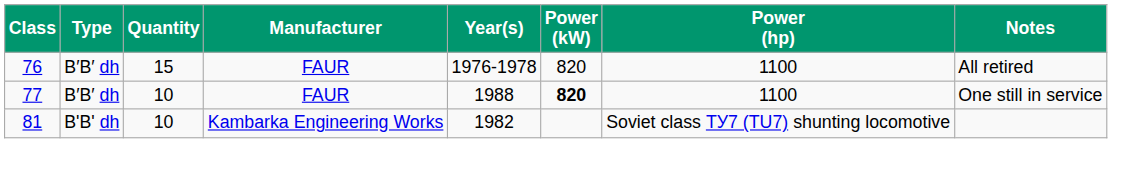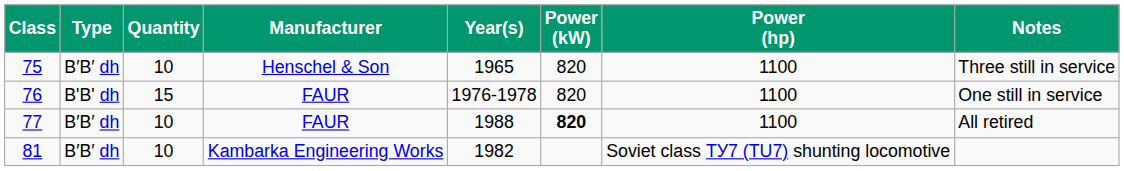+ row: (32, 66)
(92, 66) B′B′ dh -> (92, 94) B'B' dh
(996, 66) All retired -> (1030, 94) One still in service
(1030, 94) One still in service -> (996, 123) All retired
(92, 123) B'B' dh -> (92, 151) B′B′ dh
